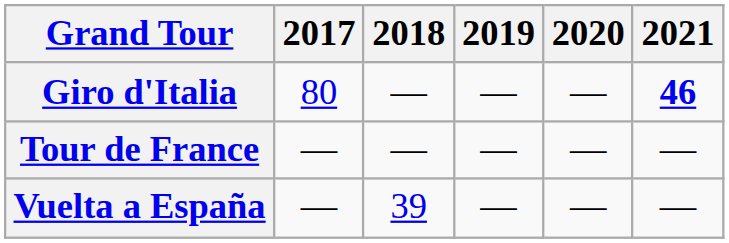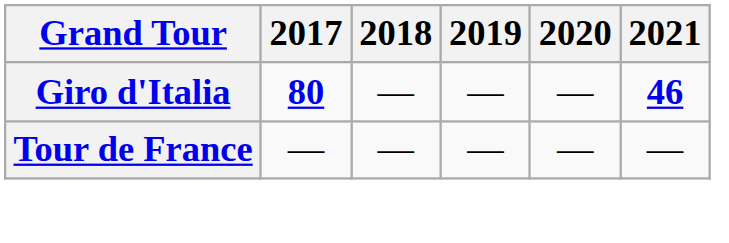(319, 91) normal -> (306, 91) bold
- row: (140, 206)
